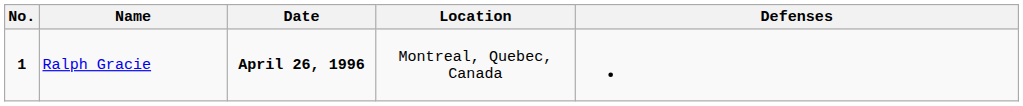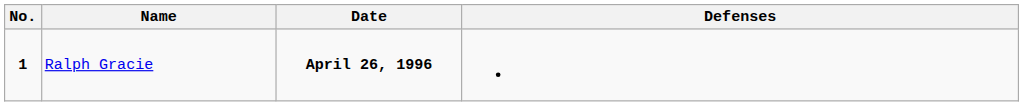- column: (475, 17)
